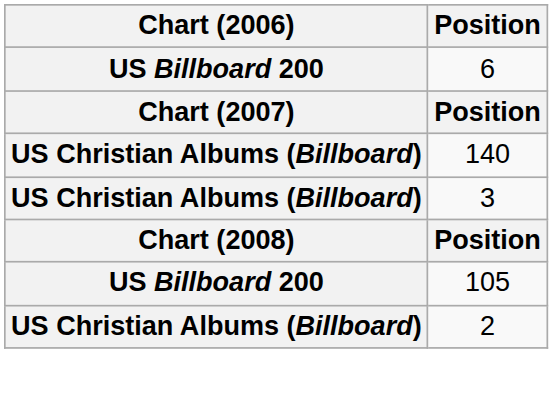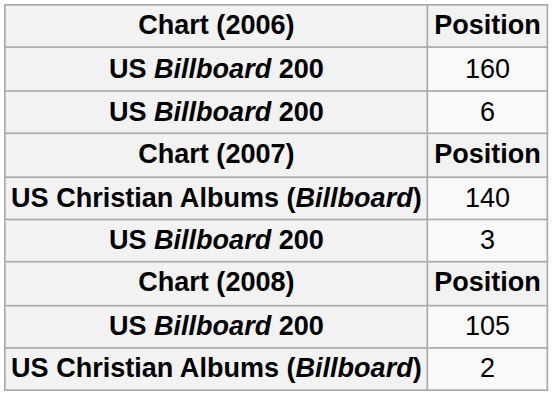+ row: (488, 68)
(216, 197) US Christian Albums (Billboard) -> (216, 240) US Billboard 200
